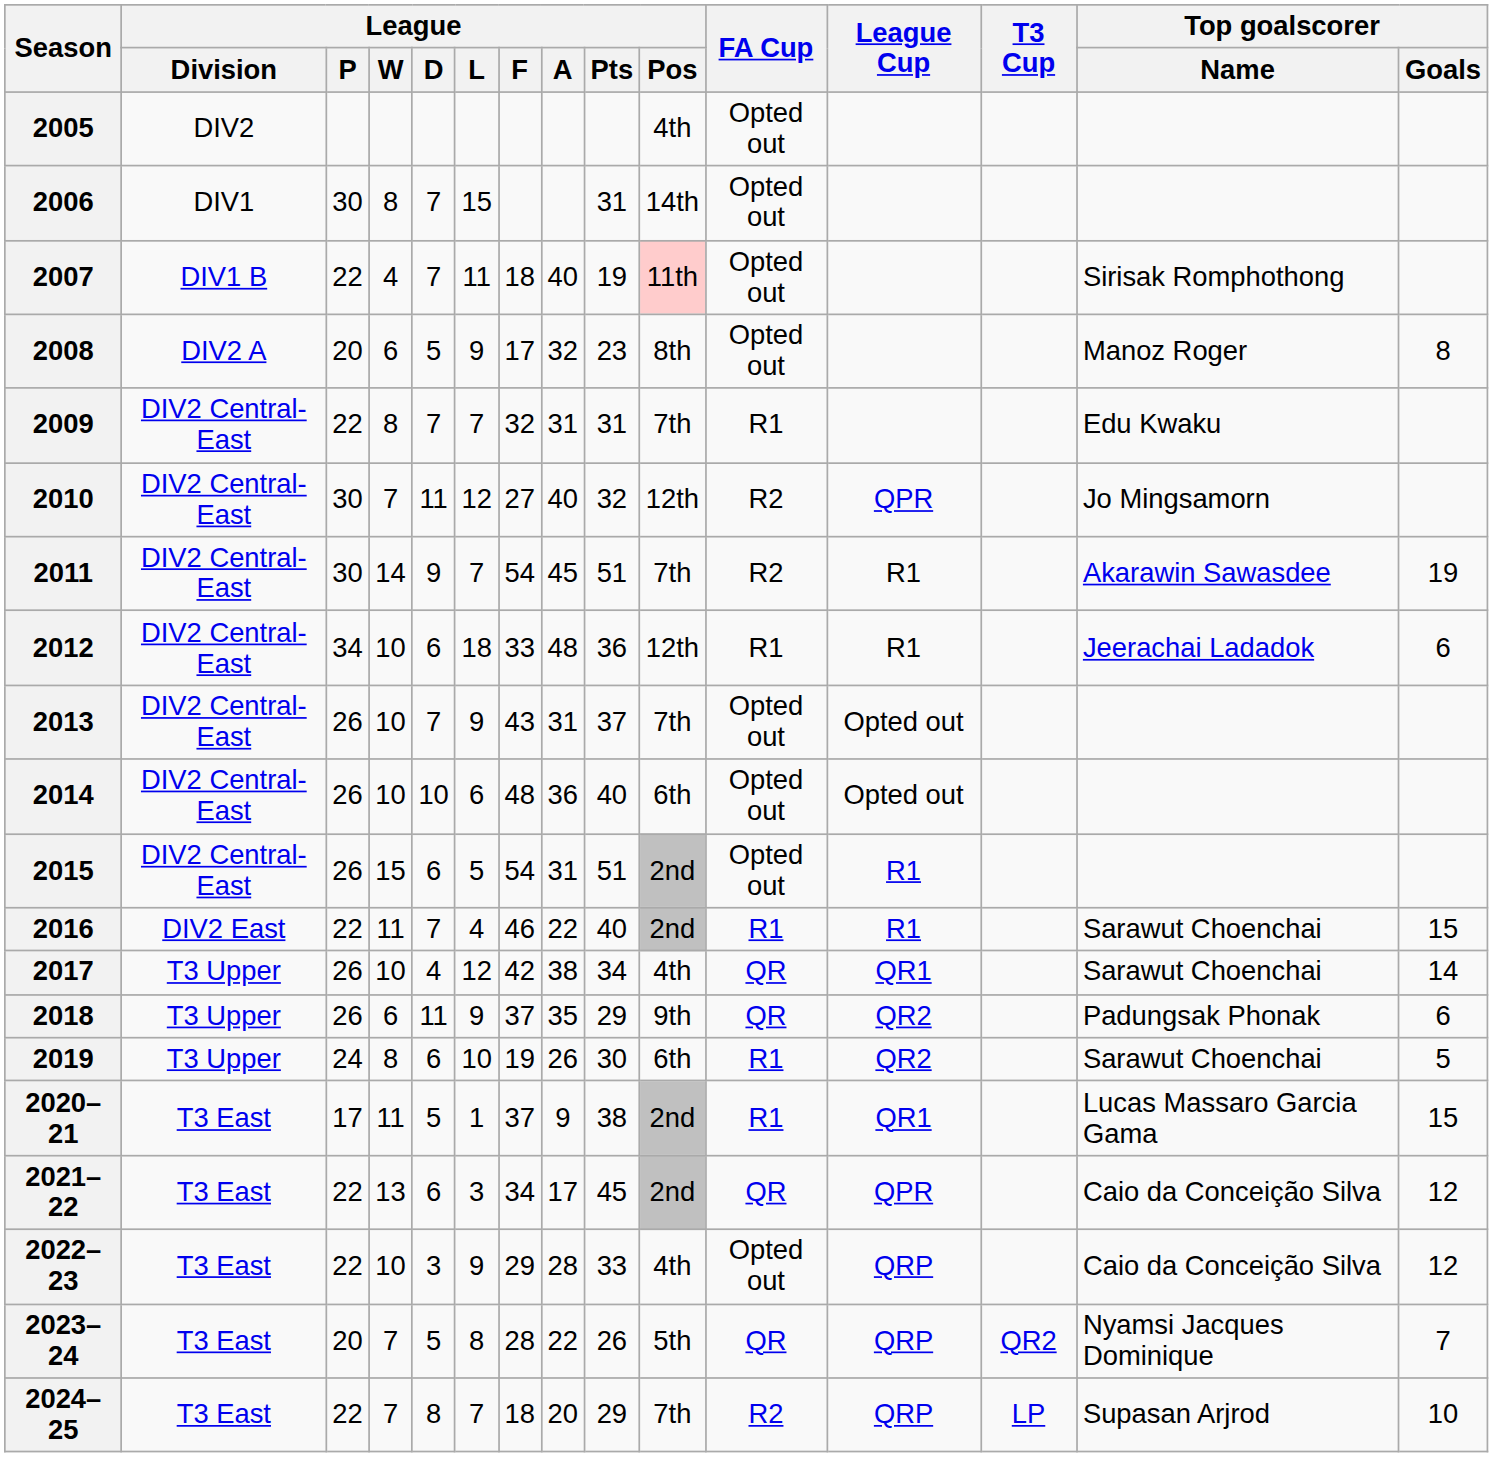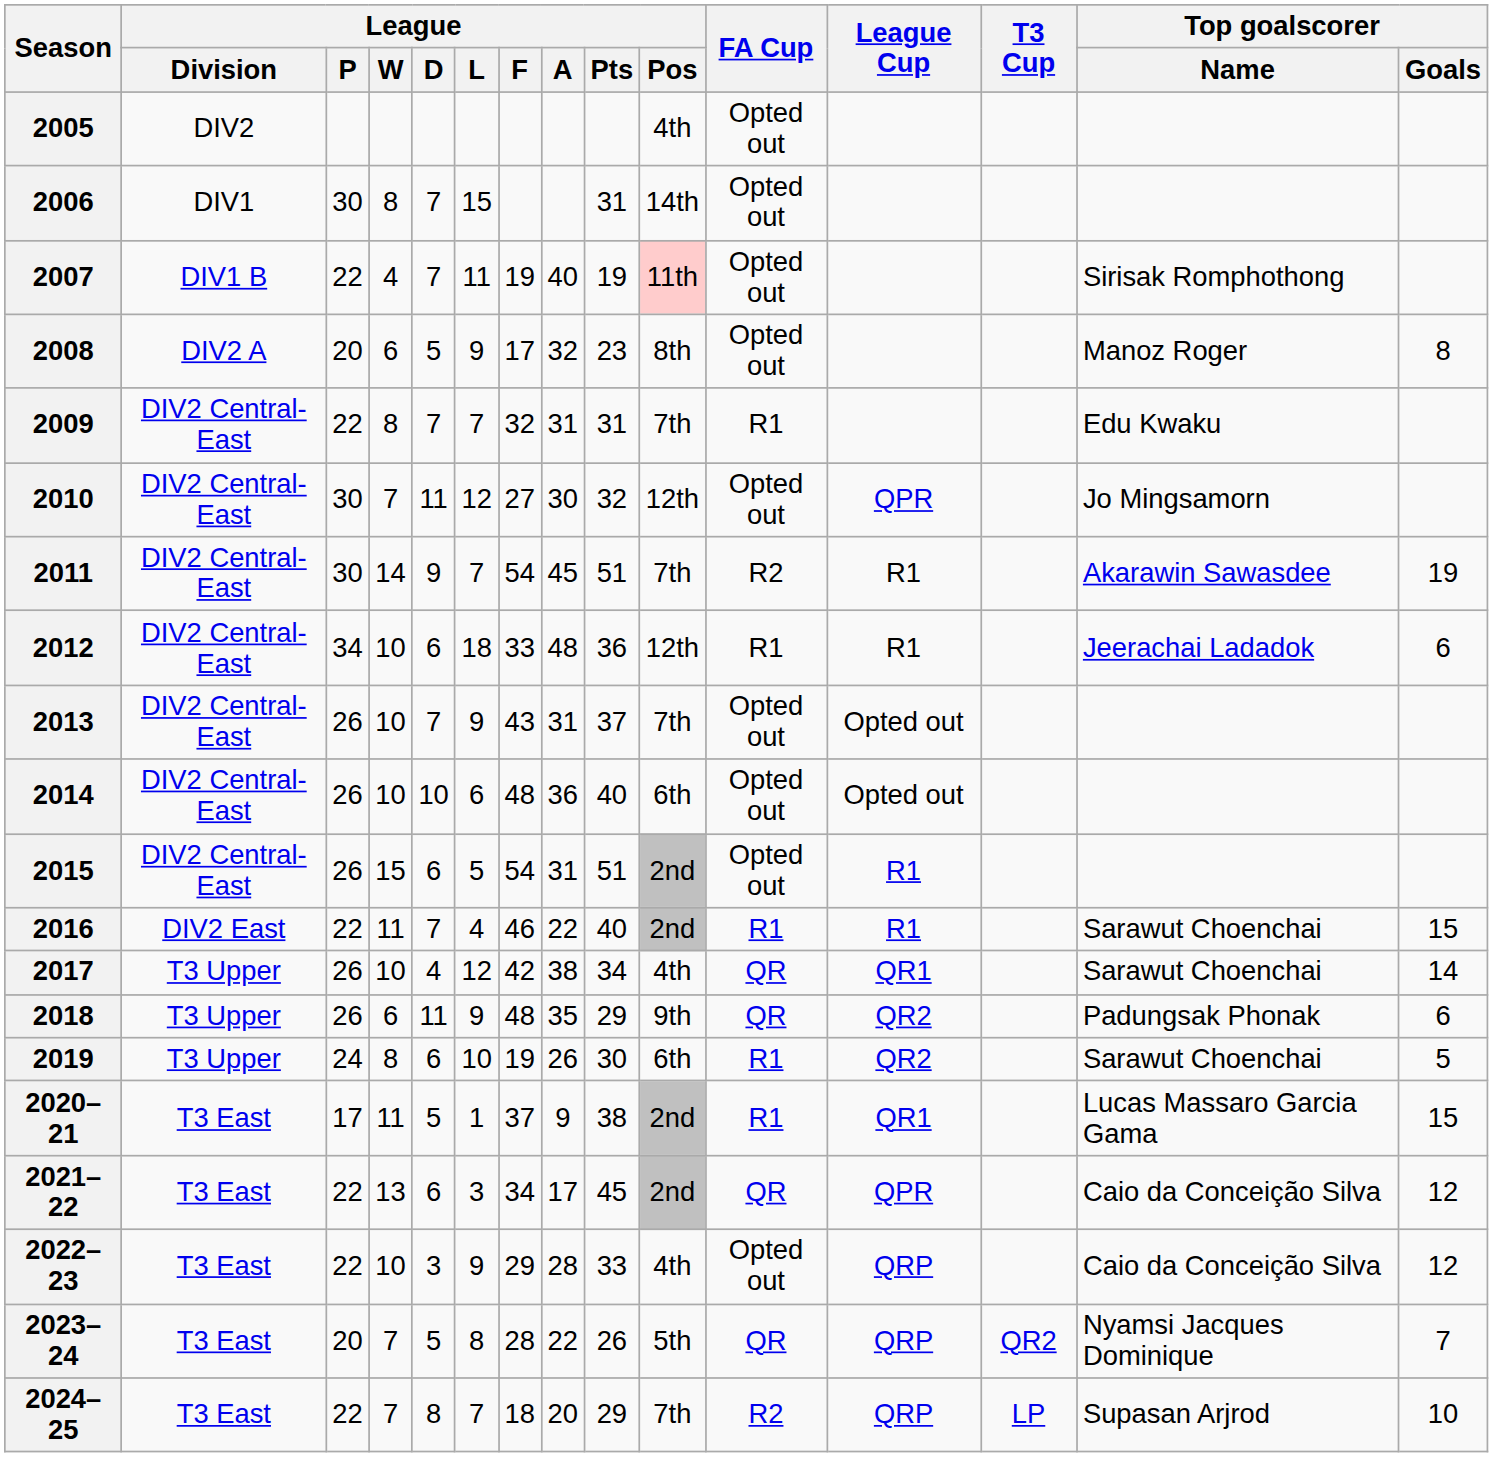(520, 276) 18 -> (520, 276) 19
(563, 499) 40 -> (563, 499) 30
(766, 499) R2 -> (766, 499) Opted out
(520, 1015) 37 -> (520, 1015) 48
